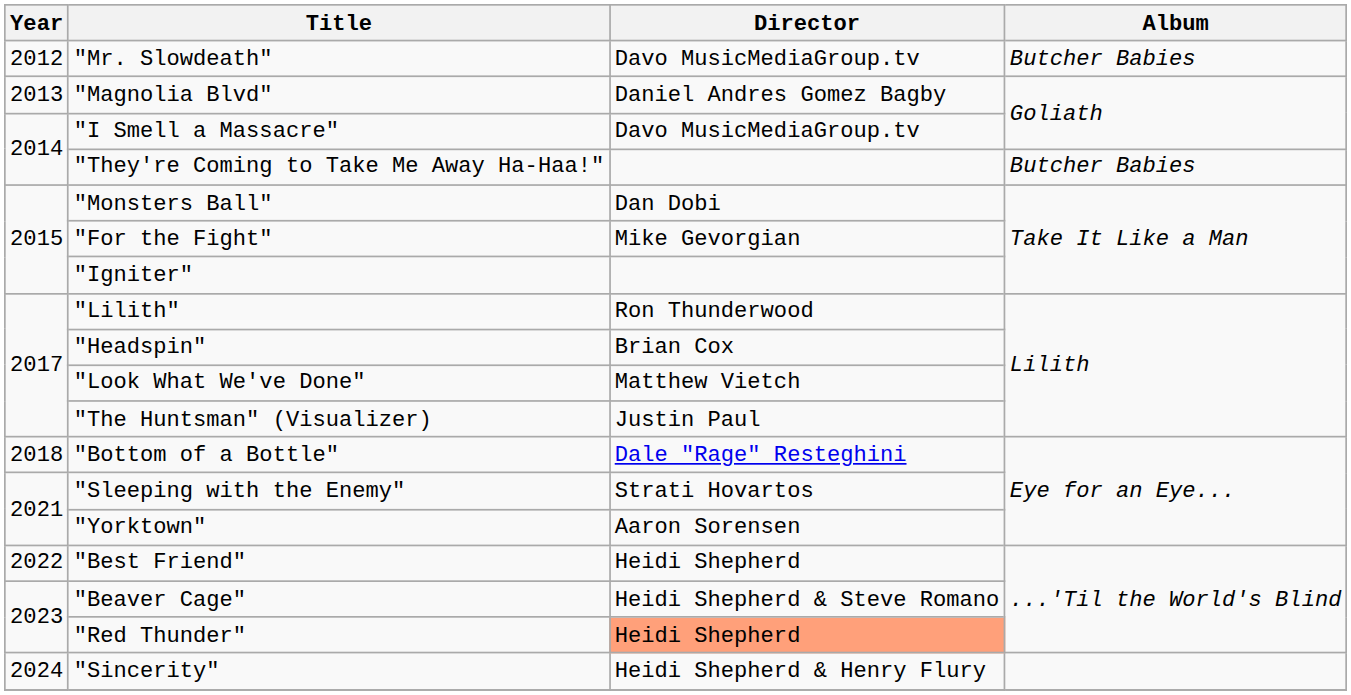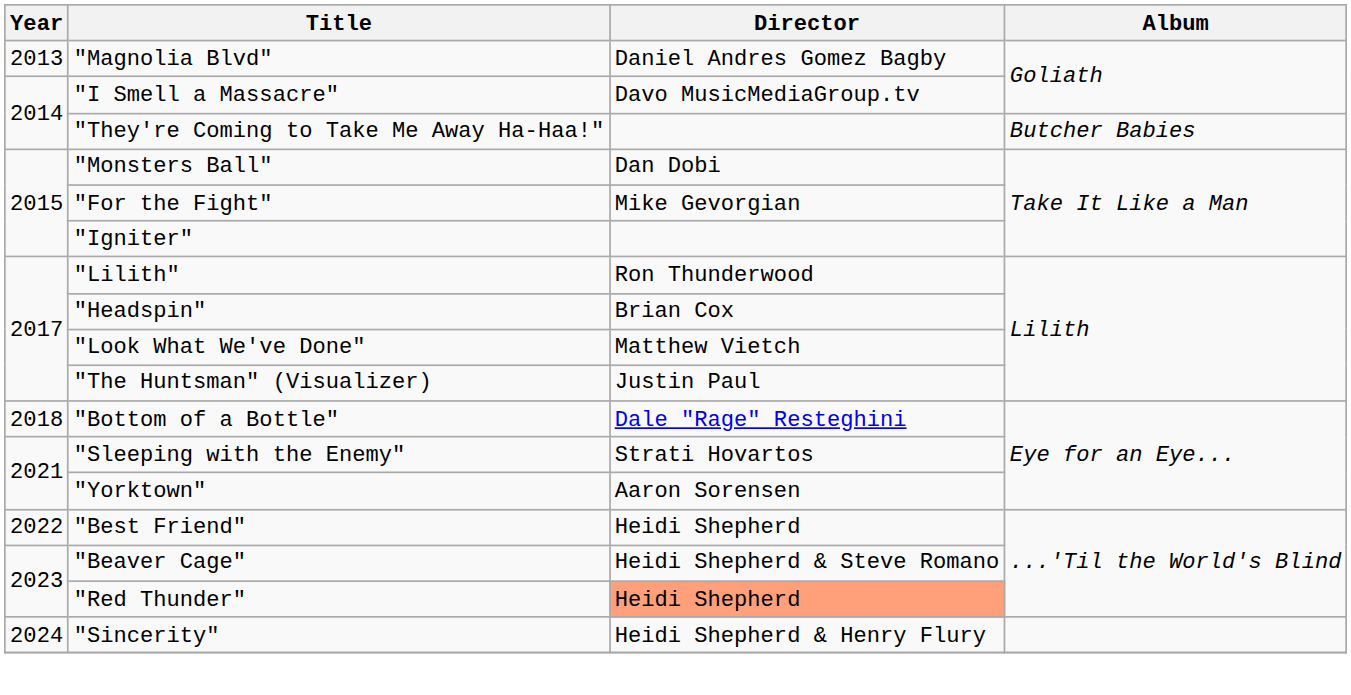- row: (173, 59)
